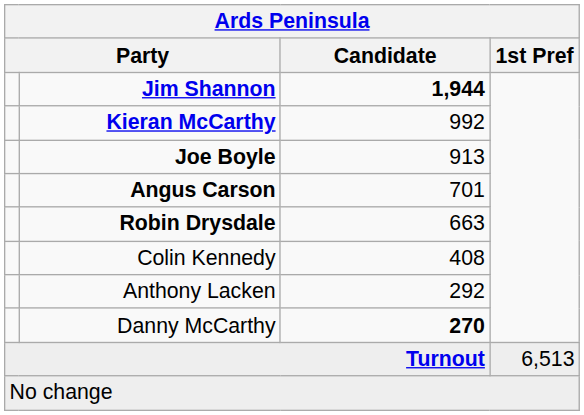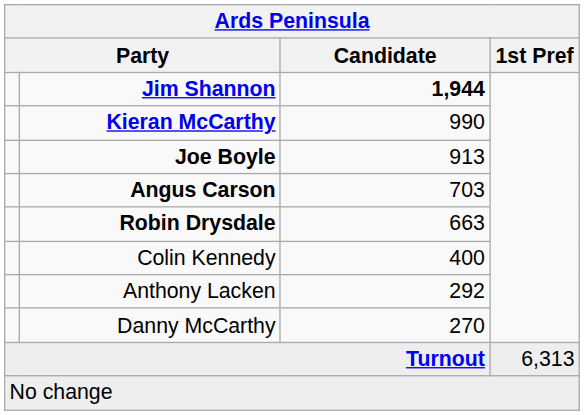(467, 122) 992 -> (467, 122) 990
(467, 190) 701 -> (467, 190) 703
(467, 257) 408 -> (467, 257) 400
(467, 325) bold -> (467, 325) normal
(548, 358) 6,513 -> (548, 358) 6,313
